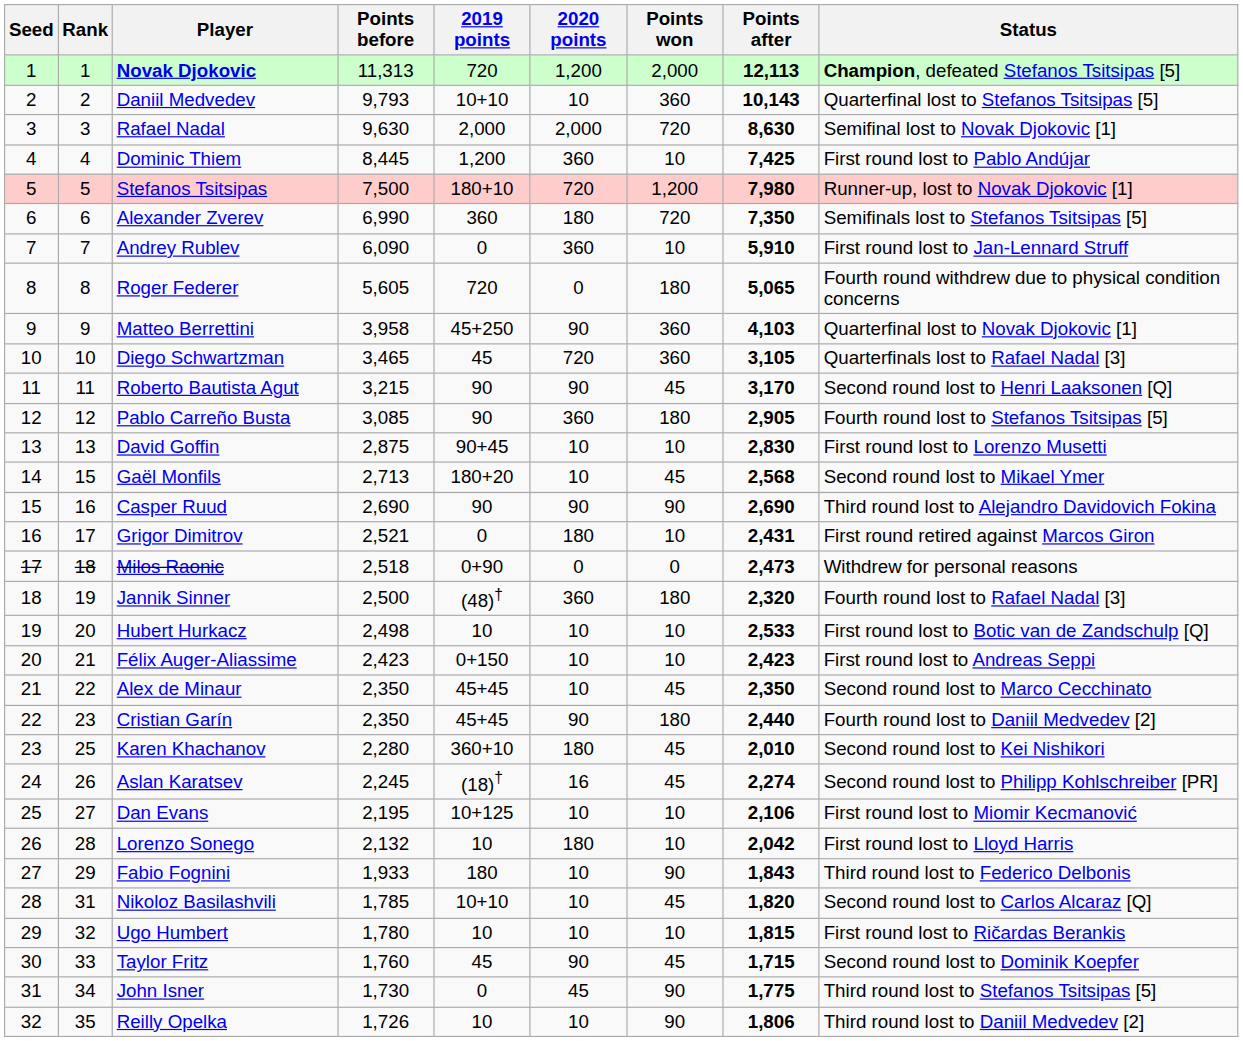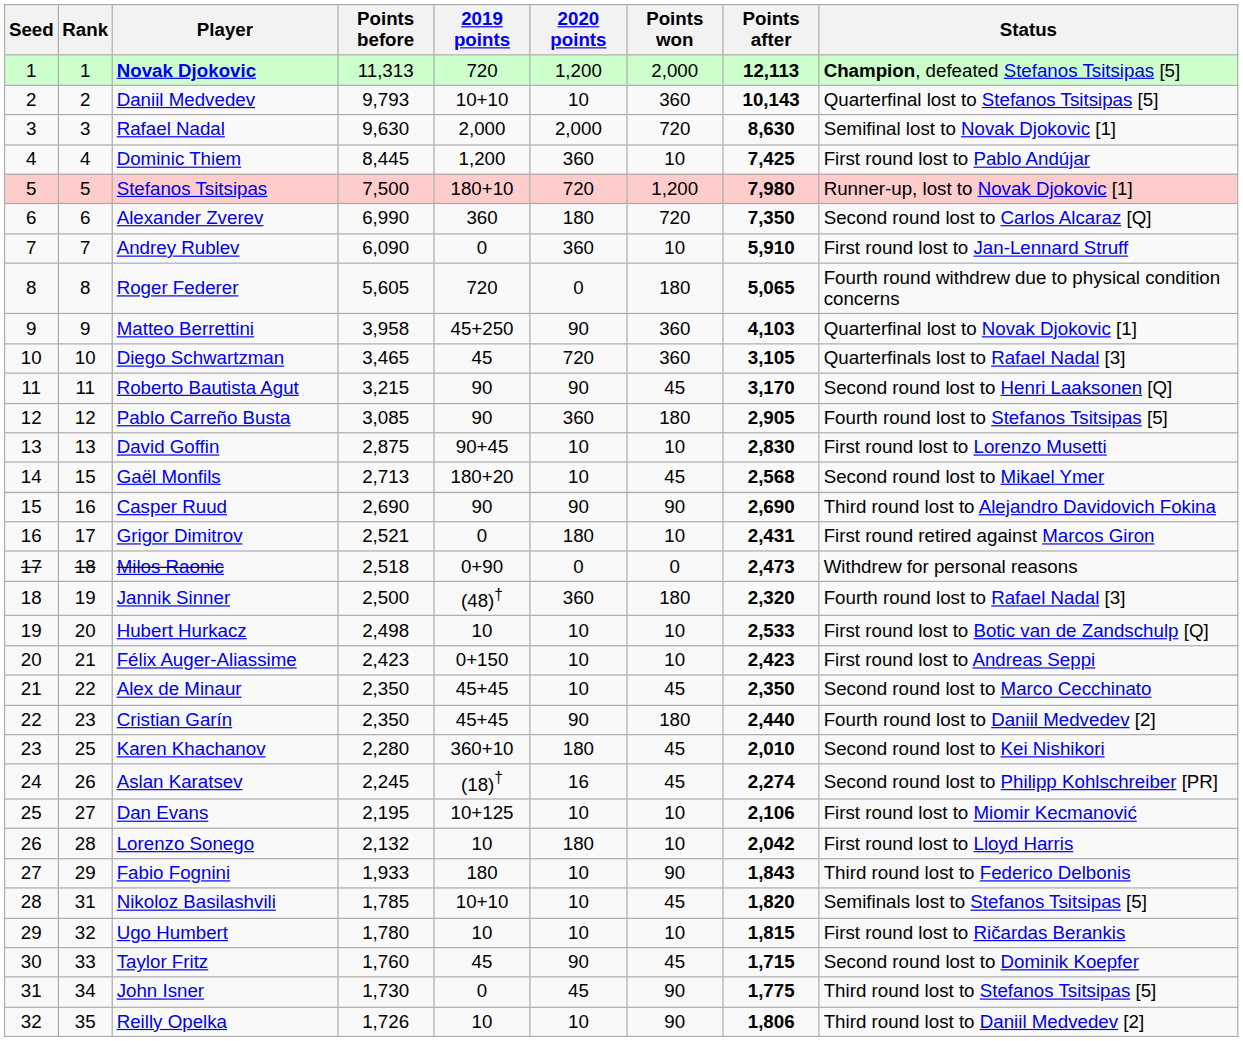(985, 218) Semifinals lost to Stefanos Tsitsipas [5] -> (988, 218) Second round lost to Carlos Alcaraz [Q]
(988, 902) Second round lost to Carlos Alcaraz [Q] -> (985, 902) Semifinals lost to Stefanos Tsitsipas [5]
